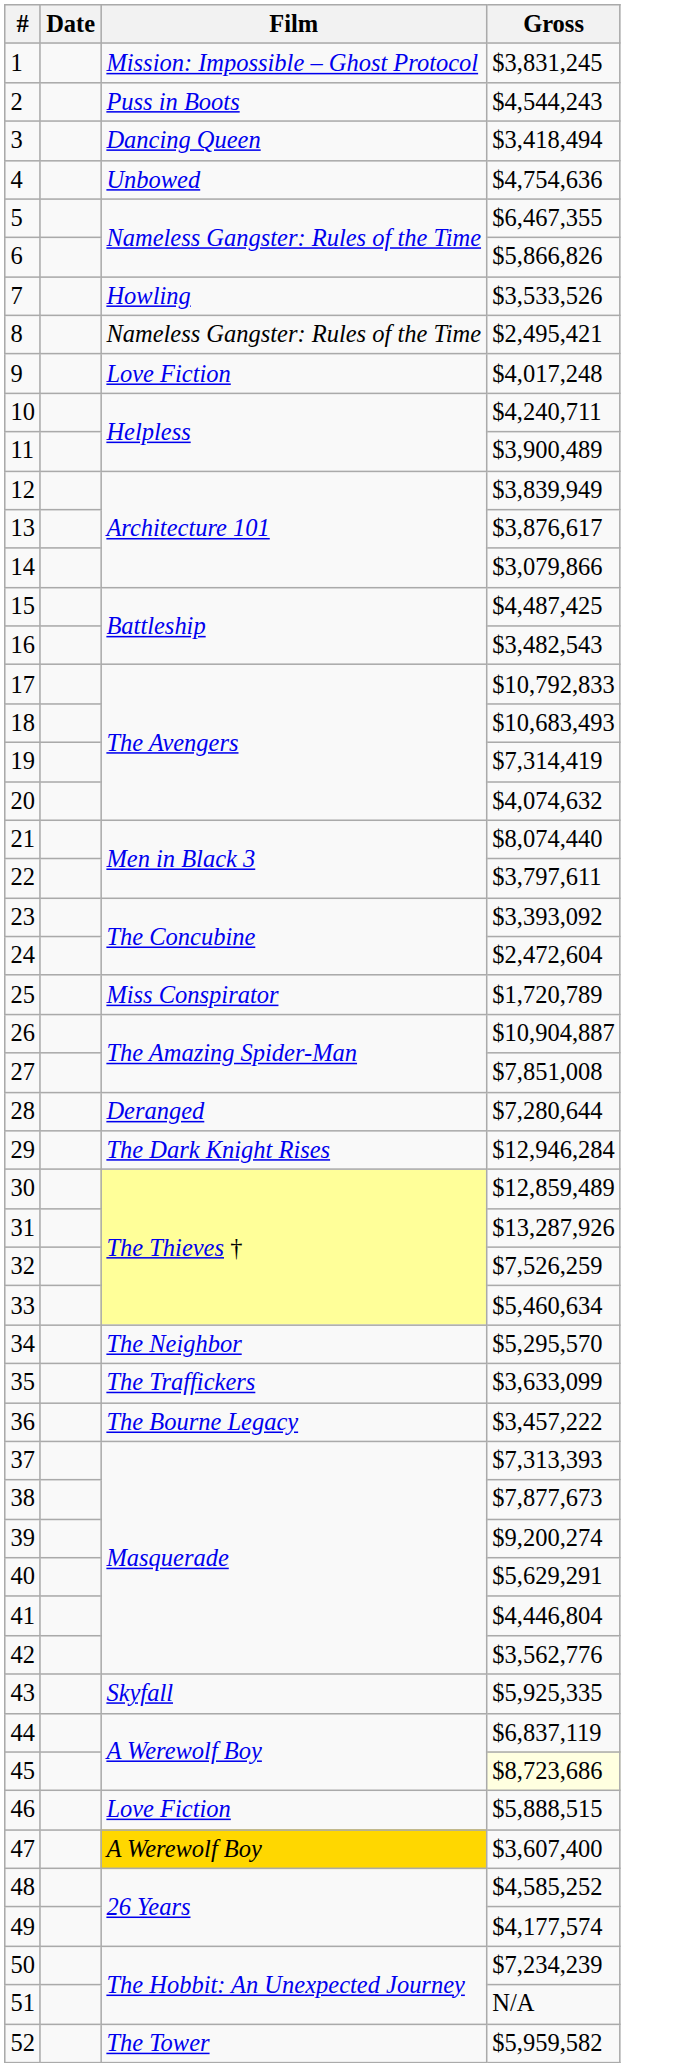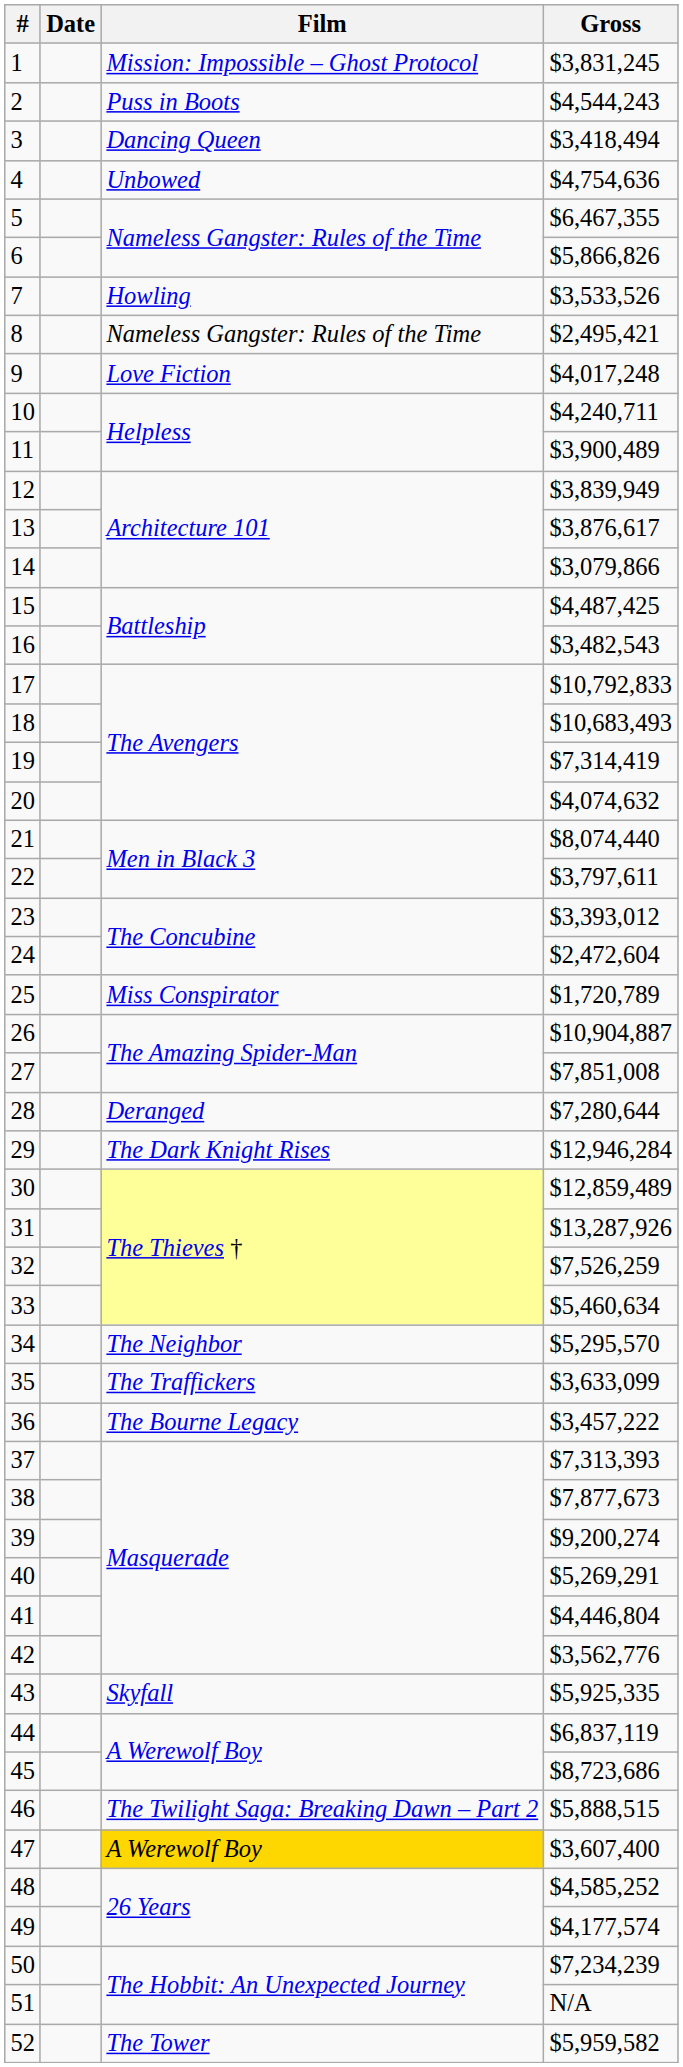(547, 916) $3,393,092 -> (605, 916) $3,393,012
(547, 1576) $5,629,291 -> (605, 1576) $5,269,291
(547, 1770) lightyellow background -> (605, 1770) no background
(169, 1809) Love Fiction -> (322, 1809) The Twilight Saga: Breaking Dawn – Part 2
